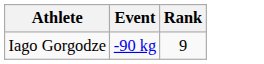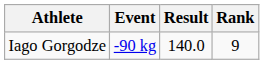+ column: (186, 18)
